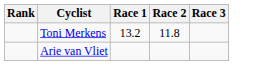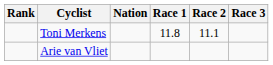+ column: (130, 13)
(130, 32) 13.2 -> (170, 32) 11.8
(169, 32) 11.8 -> (209, 32) 11.1
